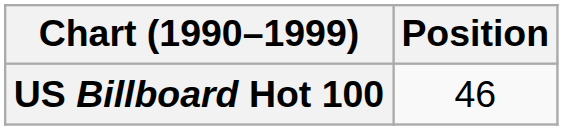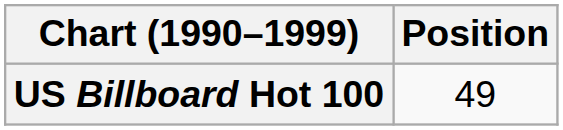(475, 93) 46 -> (475, 93) 49
